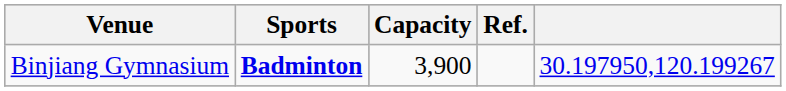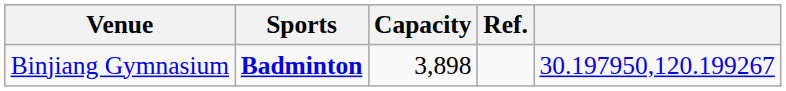(443, 65) 3,900 -> (443, 65) 3,898
